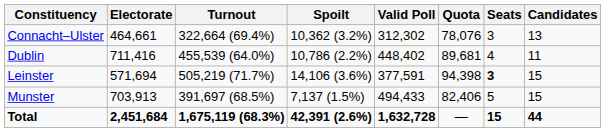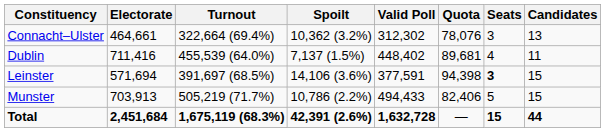(331, 55) 10,786 (2.2%) -> (328, 55) 7,137 (1.5%)
(226, 76) 505,219 (71.7%) -> (226, 76) 391,697 (68.5%)
(226, 96) 391,697 (68.5%) -> (226, 96) 505,219 (71.7%)
(328, 96) 7,137 (1.5%) -> (331, 96) 10,786 (2.2%)
